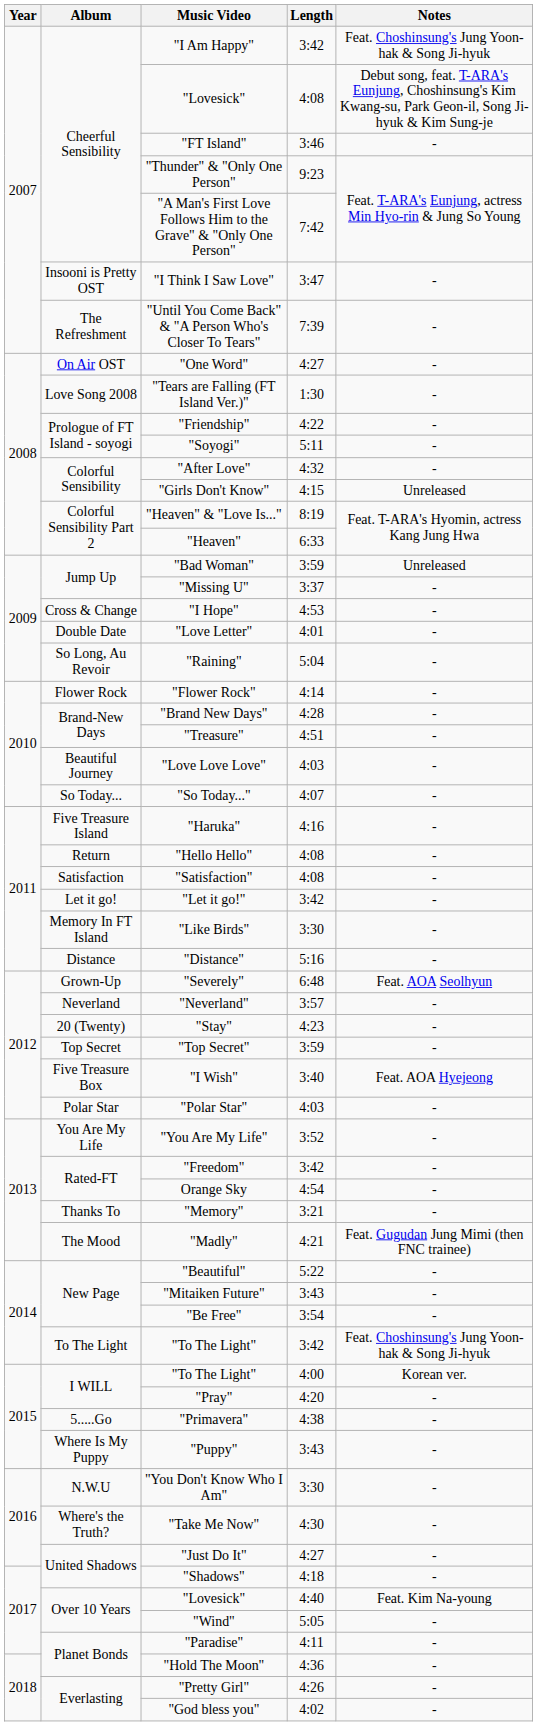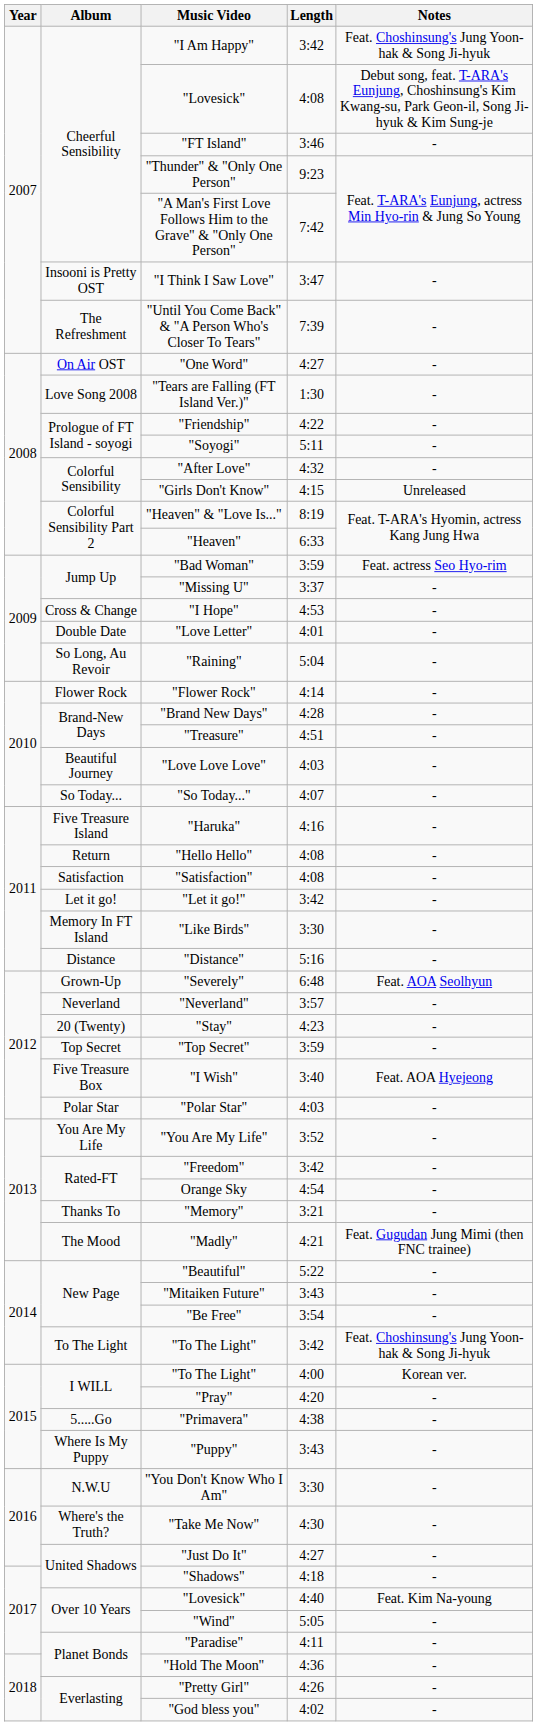(434, 565) Unreleased -> (434, 565) Feat. actress Seo Hyo-rim
